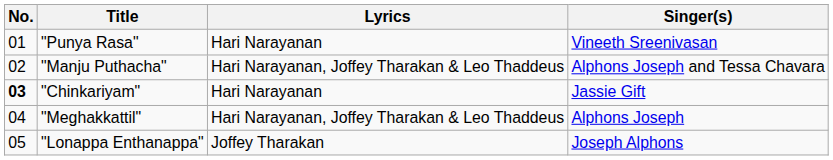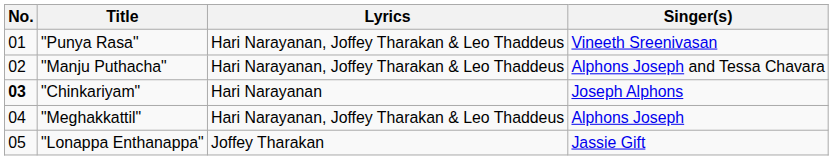(267, 42) Hari Narayanan -> (388, 42) Hari Narayanan, Joffey Tharakan & Leo Thaddeus
(608, 92) Jassie Gift -> (627, 92) Joseph Alphons
(627, 142) Joseph Alphons -> (608, 142) Jassie Gift
